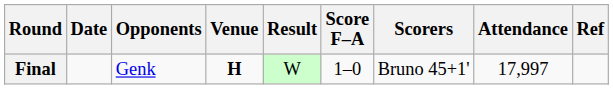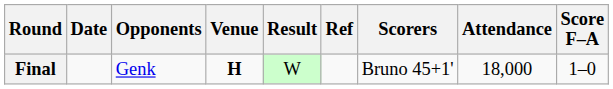columns swapped: (347, 29) <-> (590, 29)
(523, 68) 17,997 -> (507, 68) 18,000
